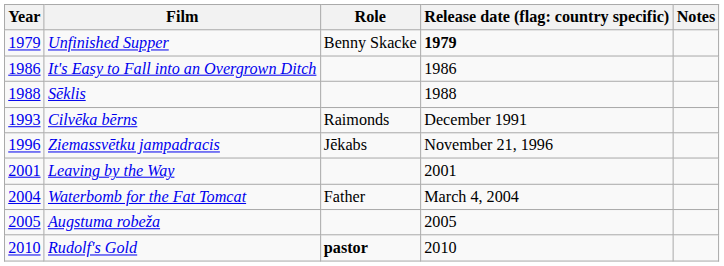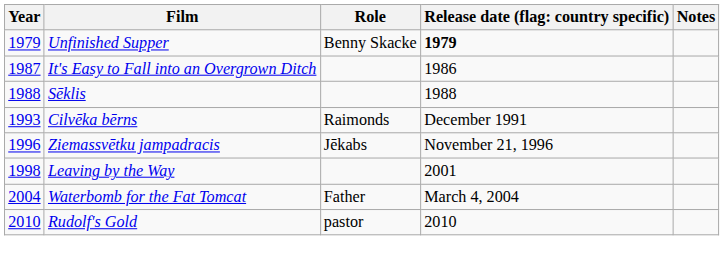(24, 68) 1986 -> (24, 68) 1987
(24, 171) 2001 -> (24, 171) 1998
- row: (104, 222)
(346, 247) bold -> (344, 222) normal
